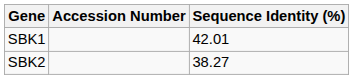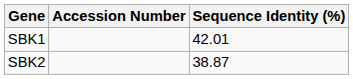(211, 62) 38.27 -> (211, 62) 38.87
